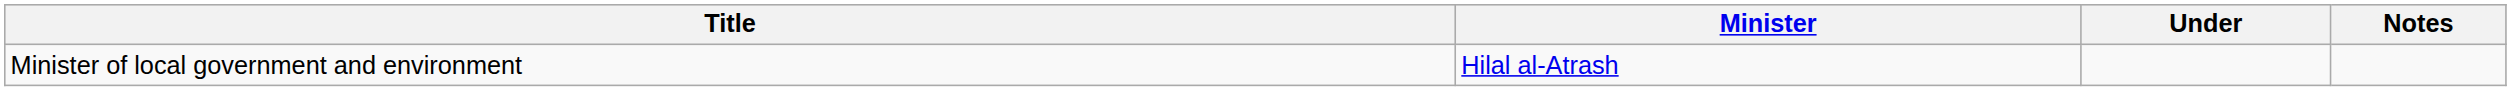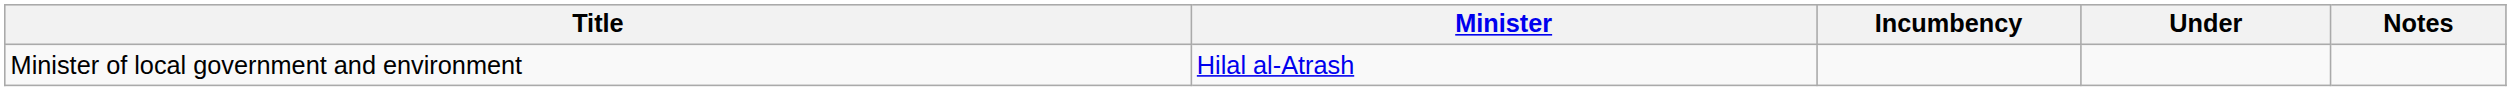+ column: (1949, 24)
